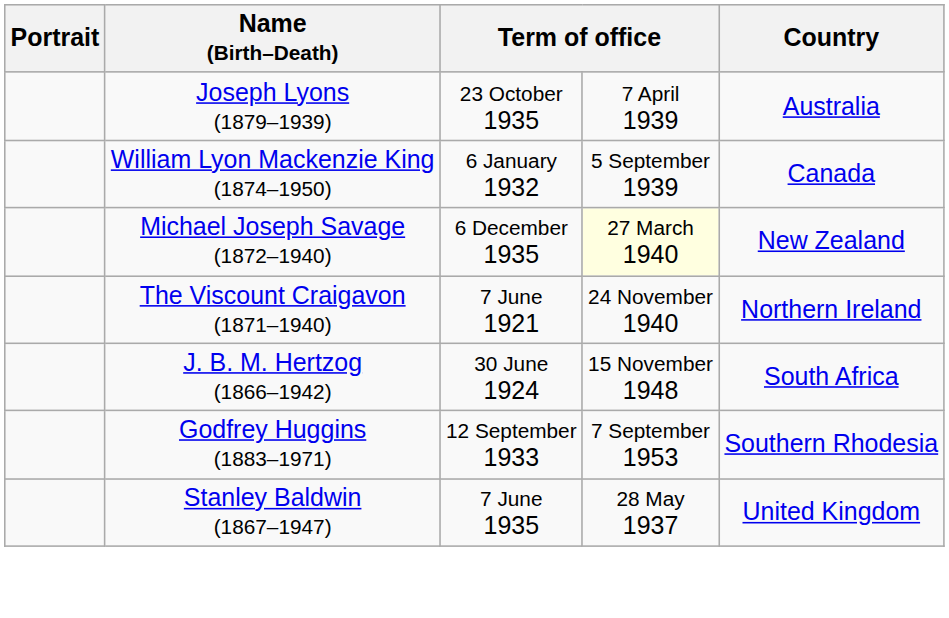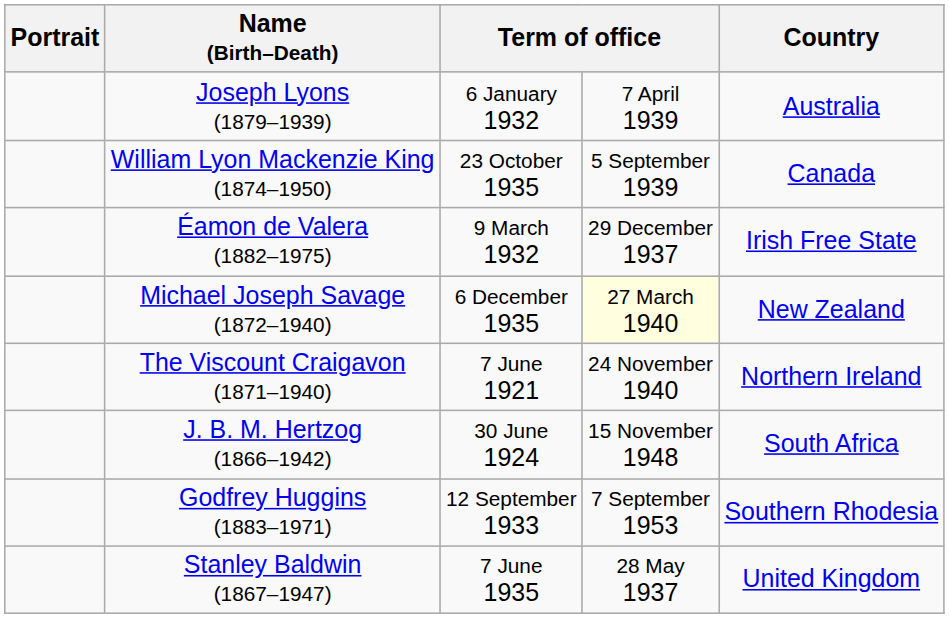(511, 107) 23 October 1935 -> (511, 107) 6 January 1932
(511, 175) 6 January 1932 -> (511, 175) 23 October 1935
+ row: (273, 241)
